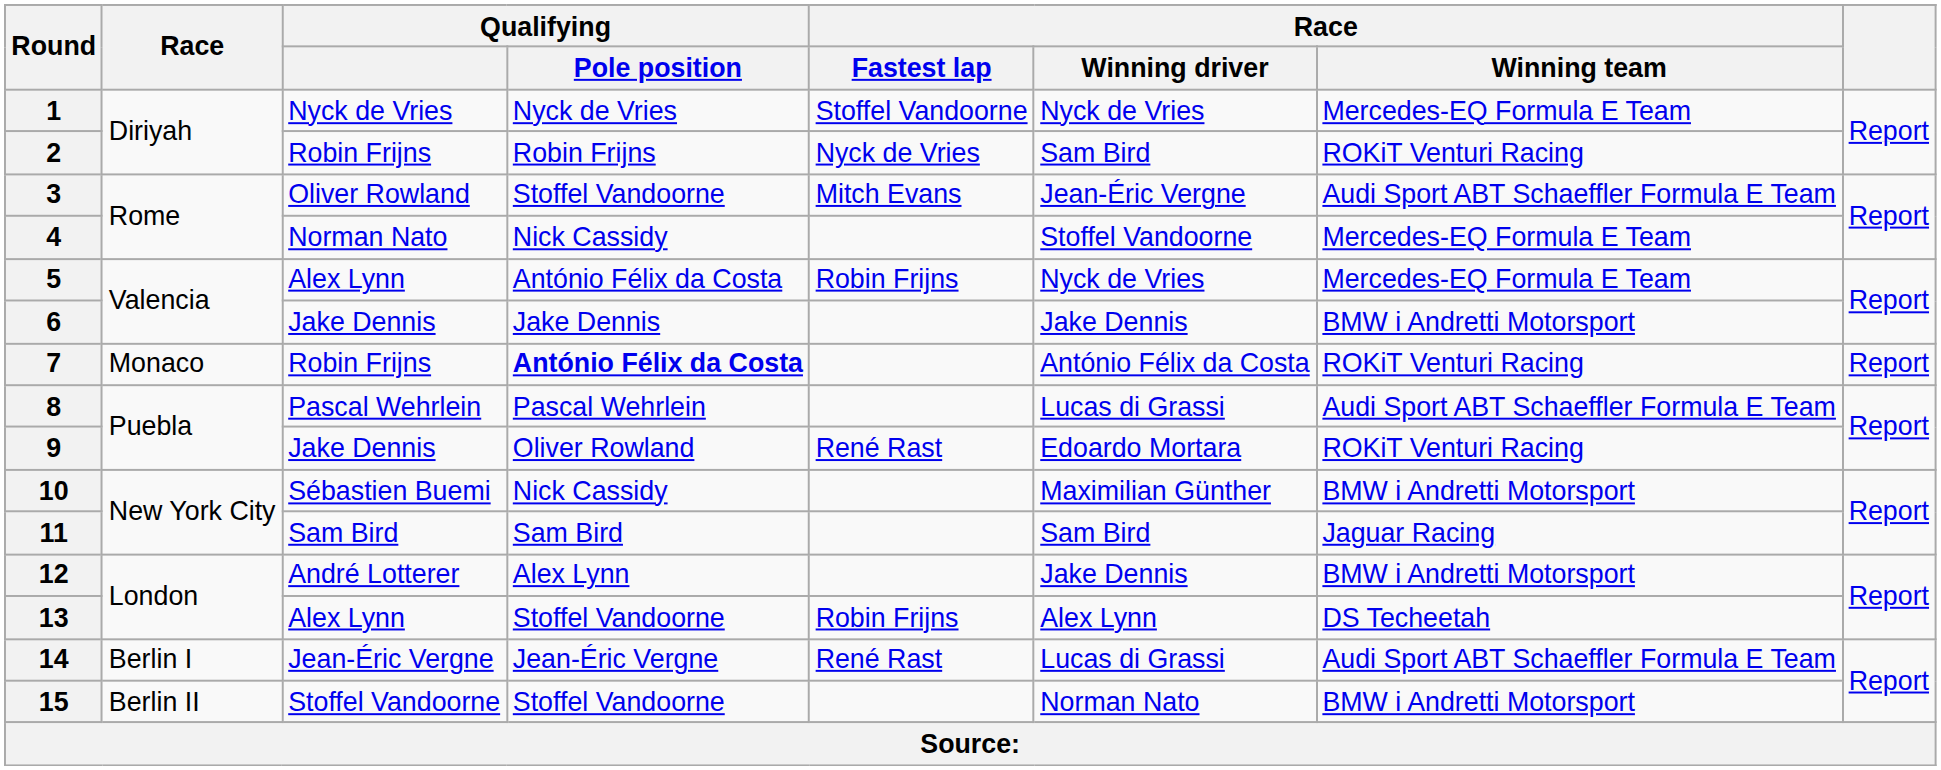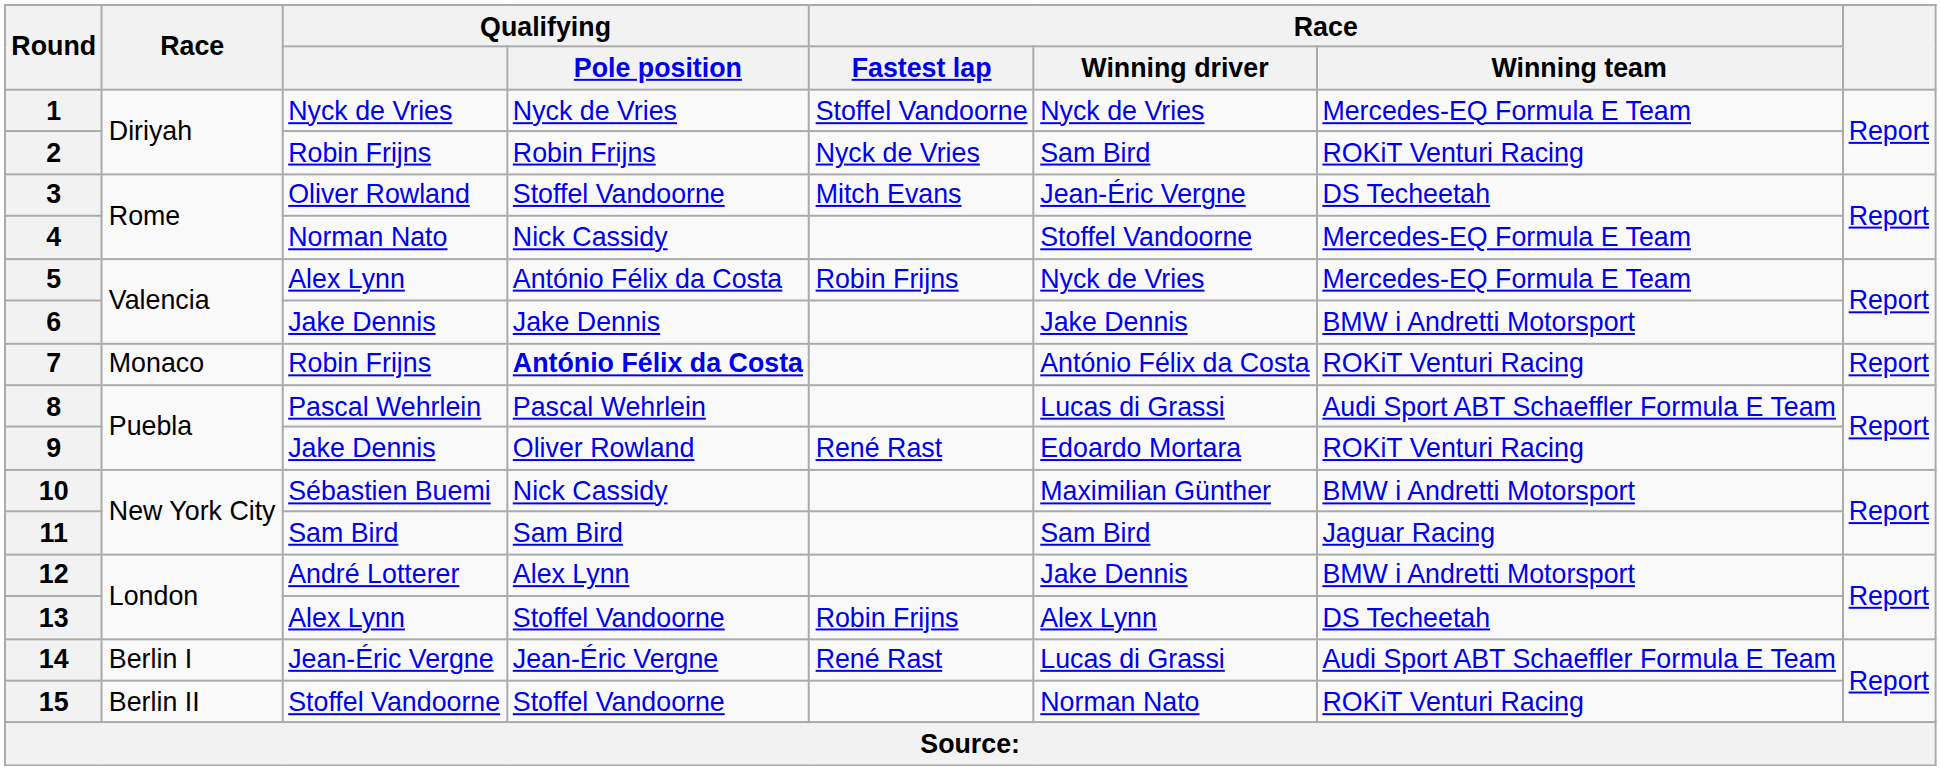(1579, 195) Audi Sport ABT Schaeffler Formula E Team -> (1406, 195) DS Techeetah
(1479, 701) BMW i Andretti Motorsport -> (1453, 701) ROKiT Venturi Racing
